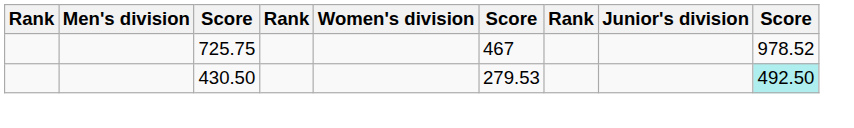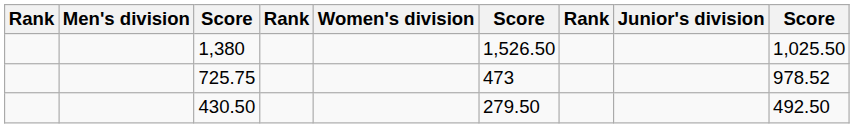+ row: (222, 48)
(499, 48) 467 -> (499, 78) 473
(511, 78) 279.53 -> (511, 107) 279.50
(786, 78) paleturquoise background -> (801, 107) no background
